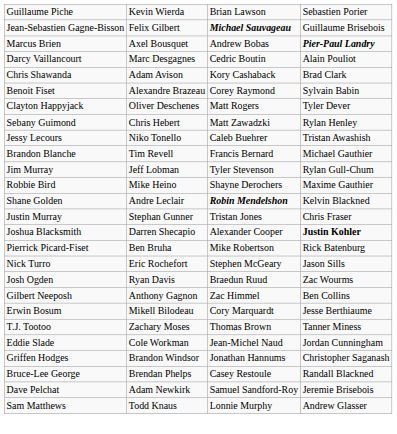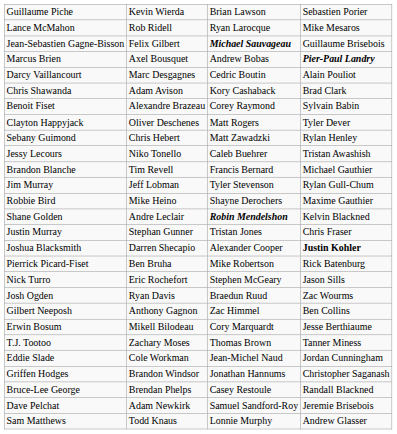+ row: (41, 28)
